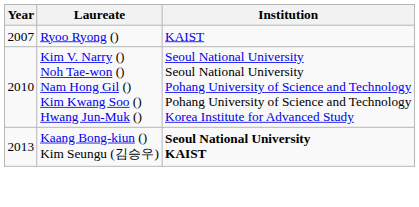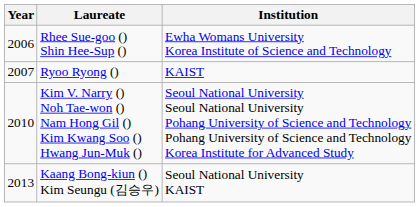+ row: (84, 43)
(238, 146) bold -> (234, 182) normal
